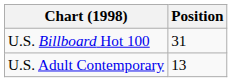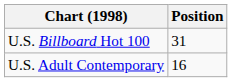(179, 64) 13 -> (179, 64) 16
